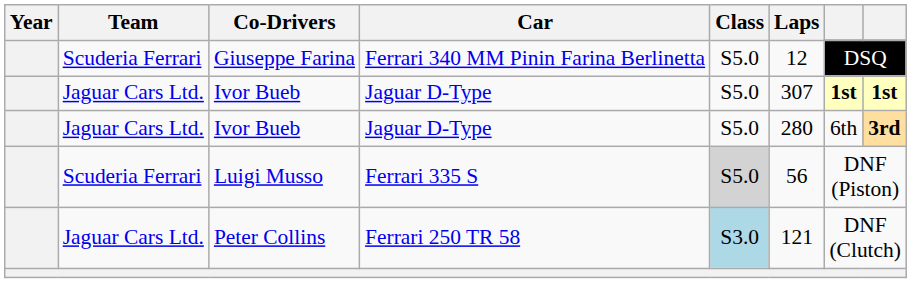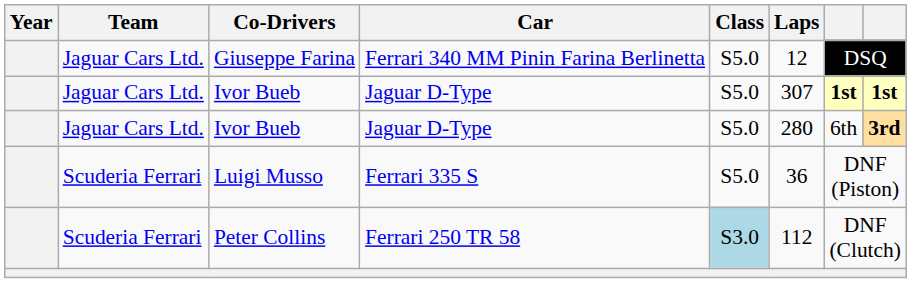(132, 57) Scuderia Ferrari -> (133, 57) Jaguar Cars Ltd.
(740, 176) lightgrey background -> (740, 176) no background
(797, 176) 56 -> (797, 176) 36
(133, 237) Jaguar Cars Ltd. -> (132, 237) Scuderia Ferrari
(797, 237) 121 -> (797, 237) 112
